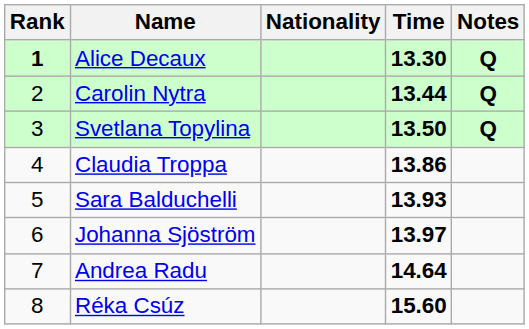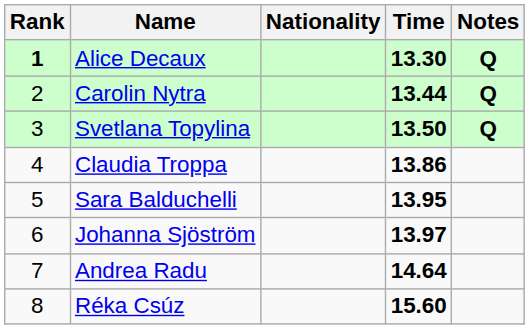(419, 199) 13.93 -> (419, 199) 13.95
